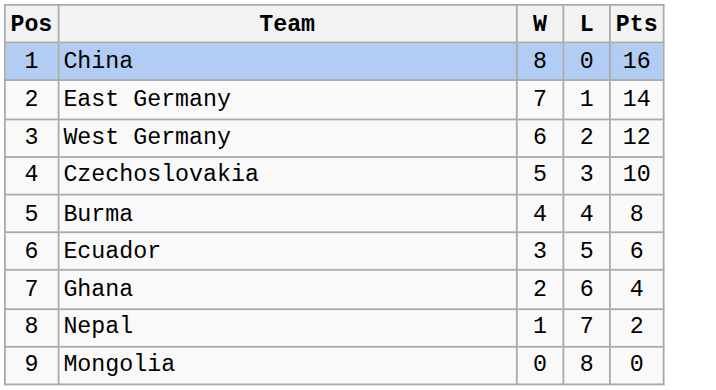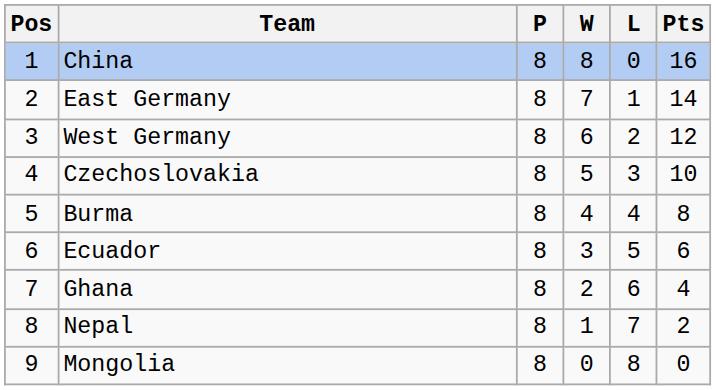+ column: (540, 24)
